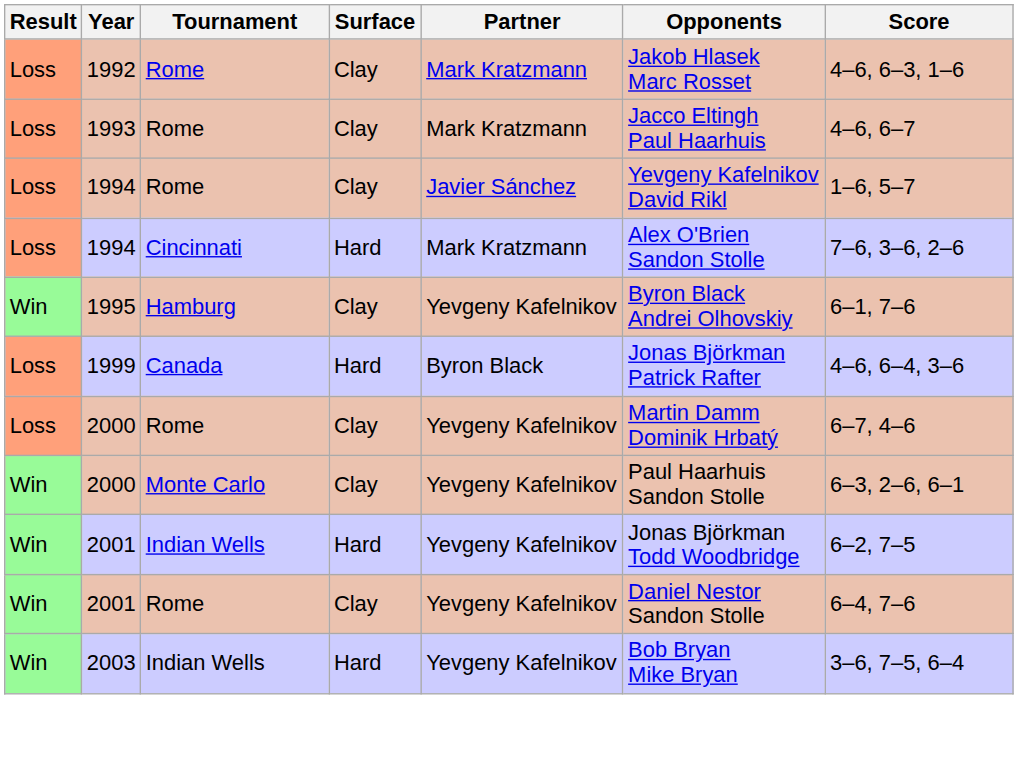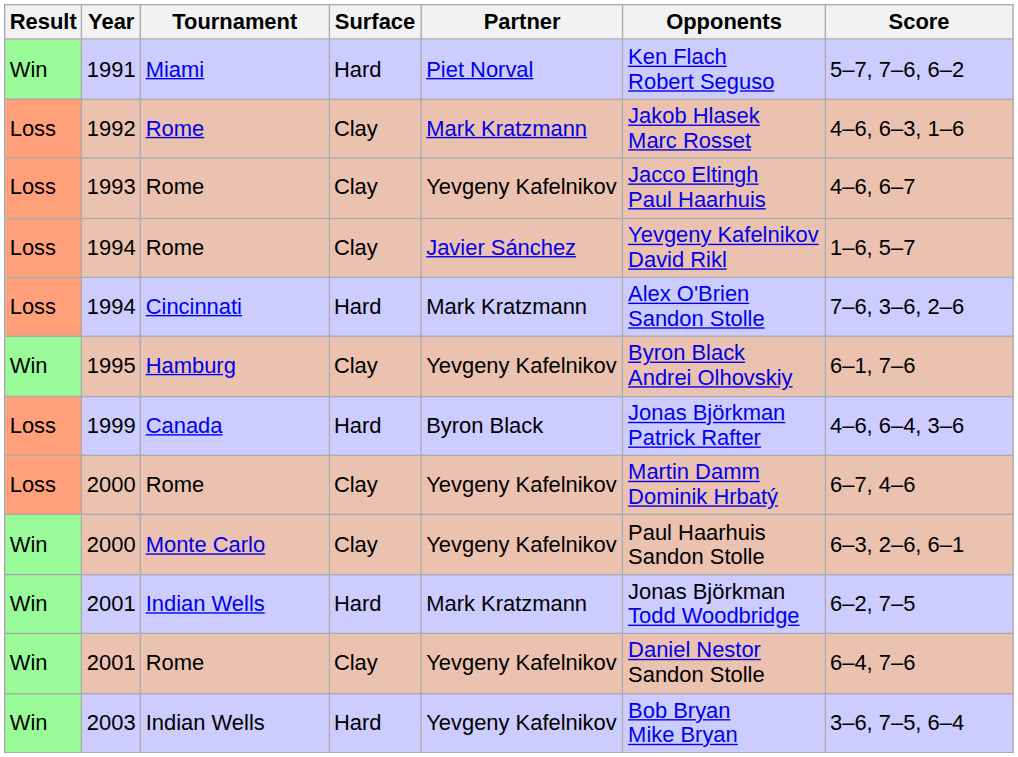+ row: (111, 68)
(507, 128) Mark Kratzmann -> (521, 187) Yevgeny Kafelnikov
(521, 544) Yevgeny Kafelnikov -> (507, 603) Mark Kratzmann
